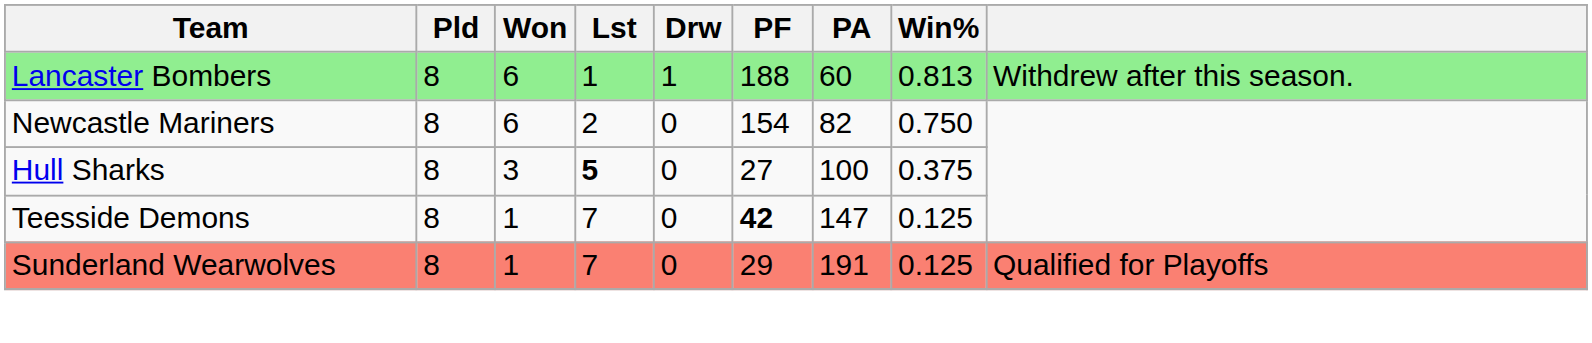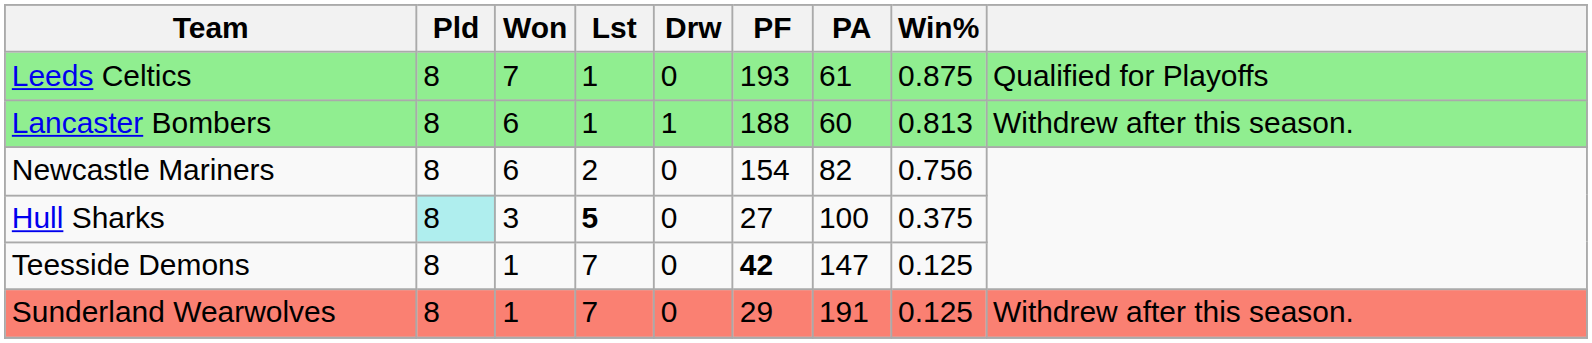+ row: (102, 75)
(936, 123) 0.750 -> (936, 170) 0.756
(432, 170) no background -> (432, 218) paleturquoise background
(1131, 265) Qualified for Playoffs -> (1173, 312) Withdrew after this season.
